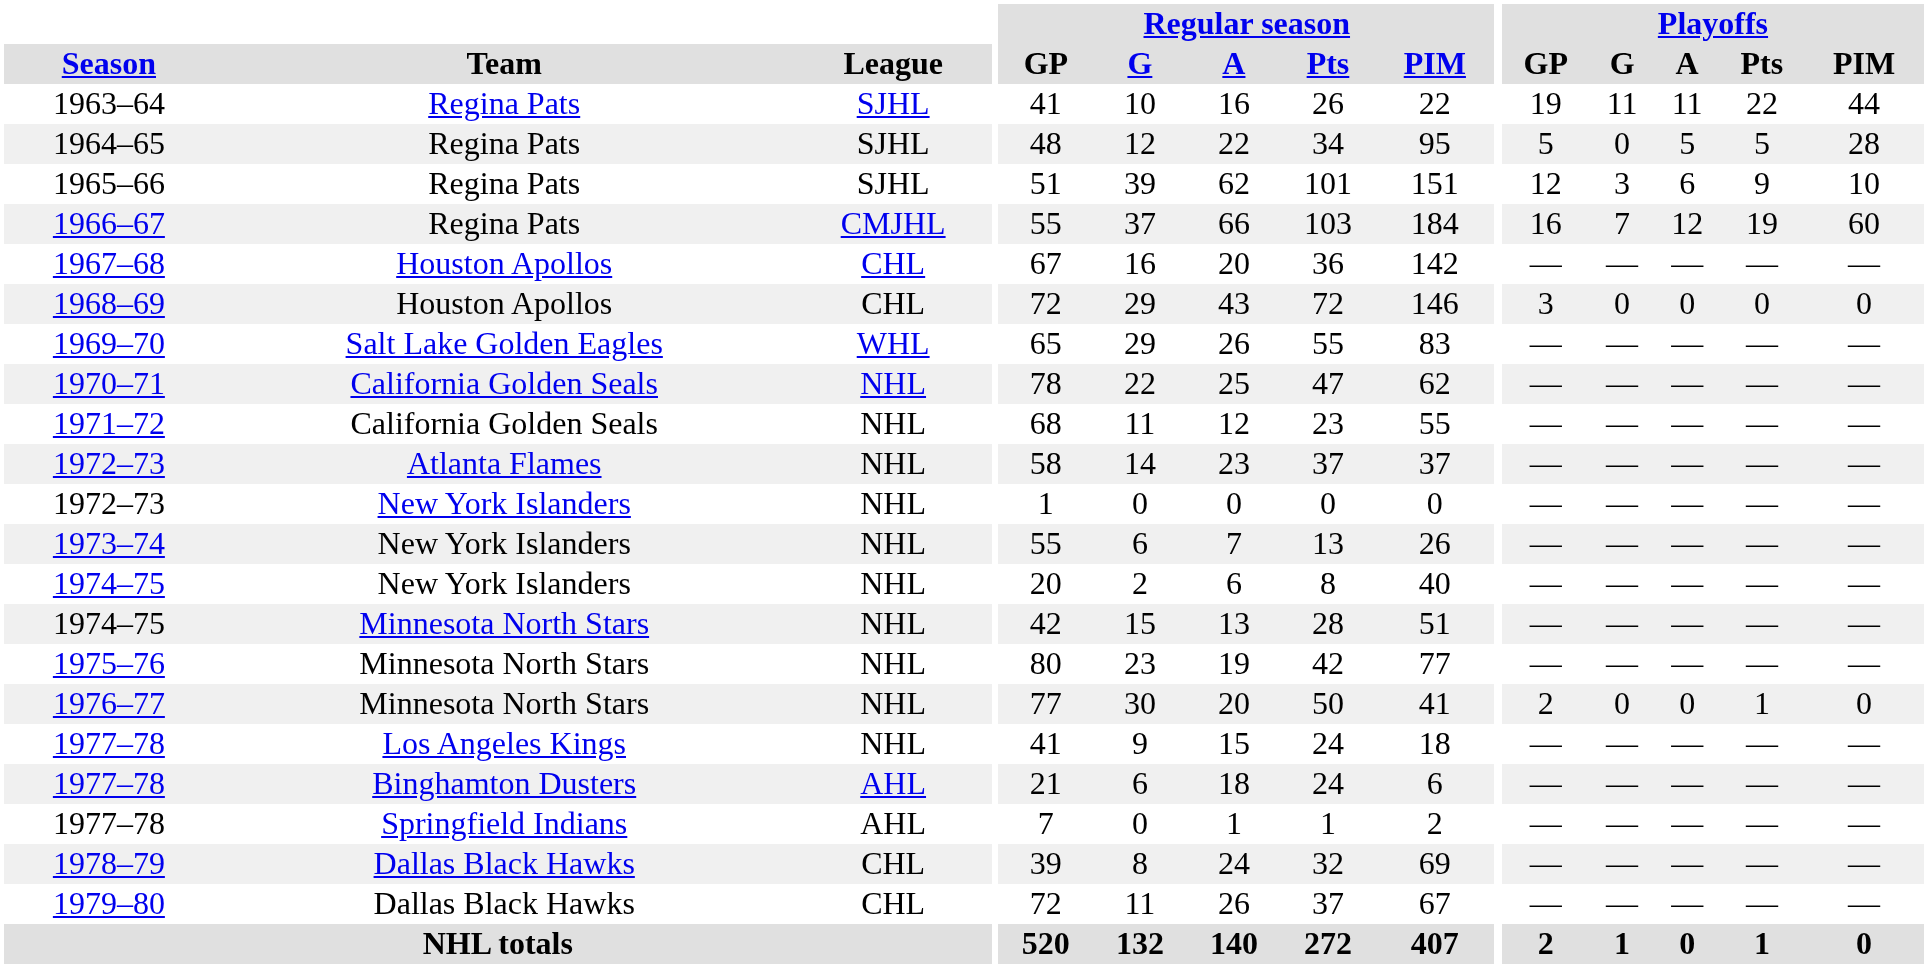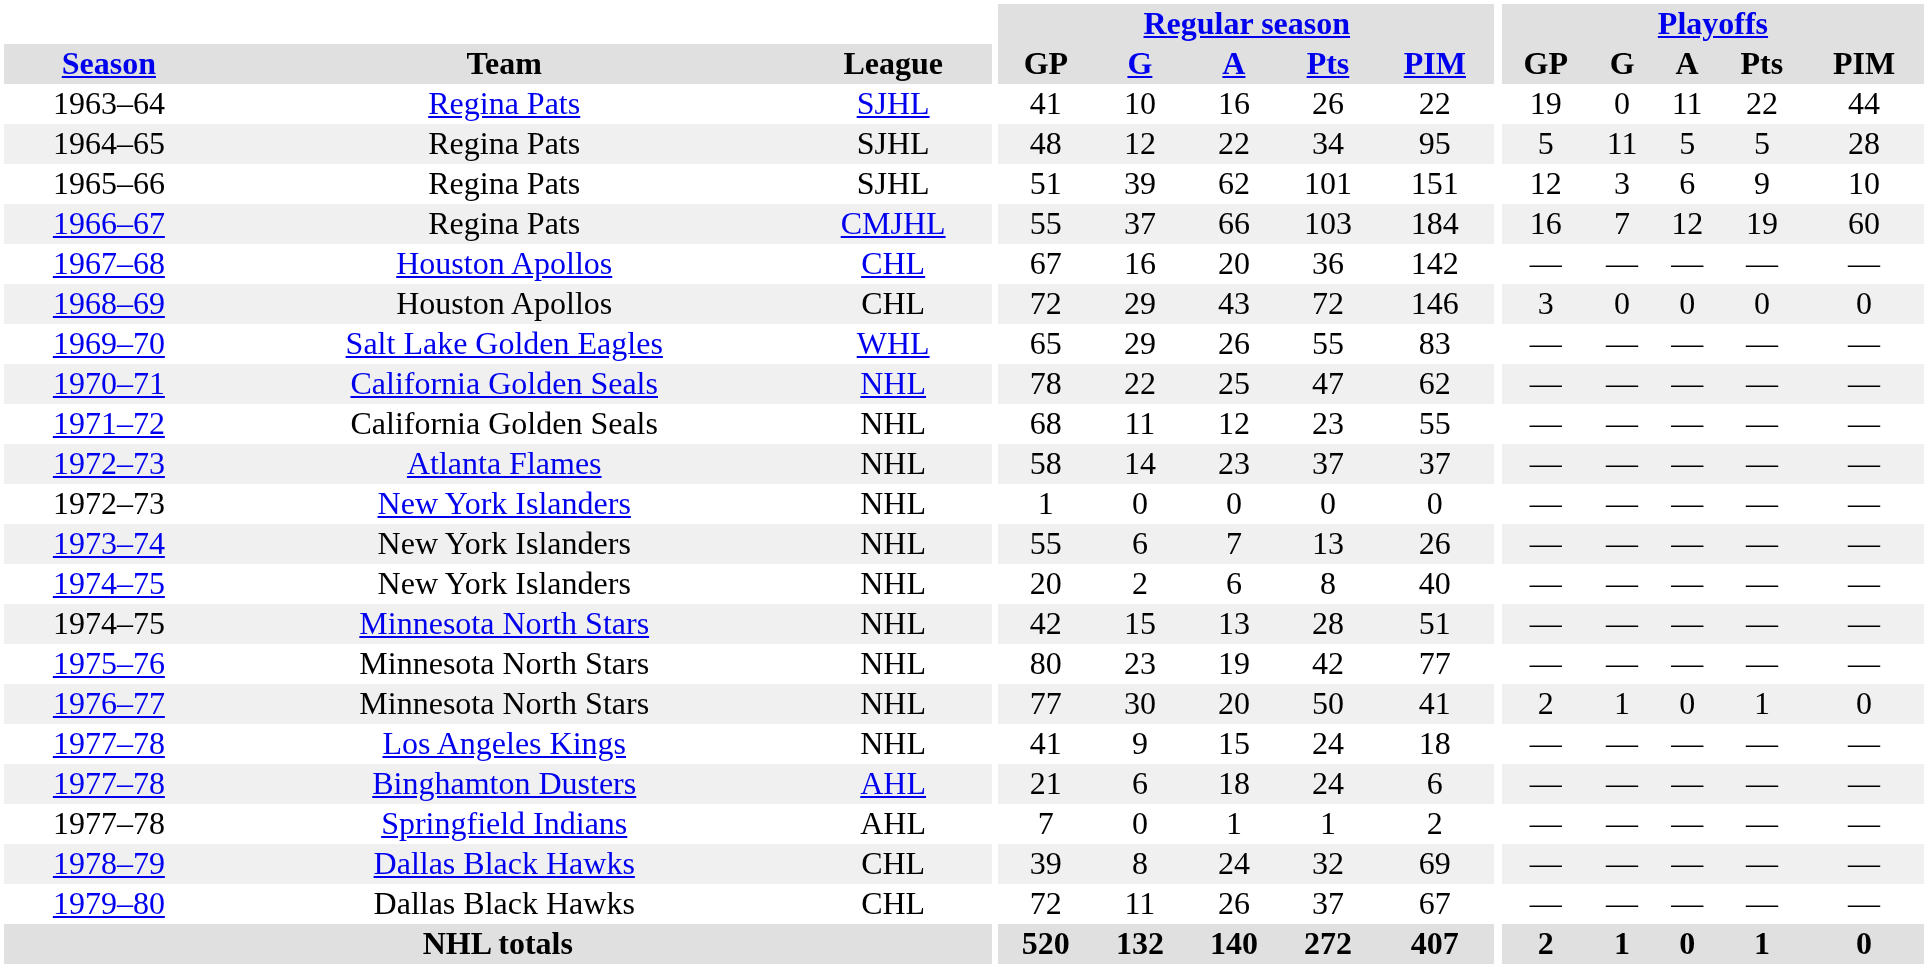(1622, 103) 11 -> (1622, 103) 0
(1622, 143) 0 -> (1622, 143) 11
(1622, 703) 0 -> (1622, 703) 1
